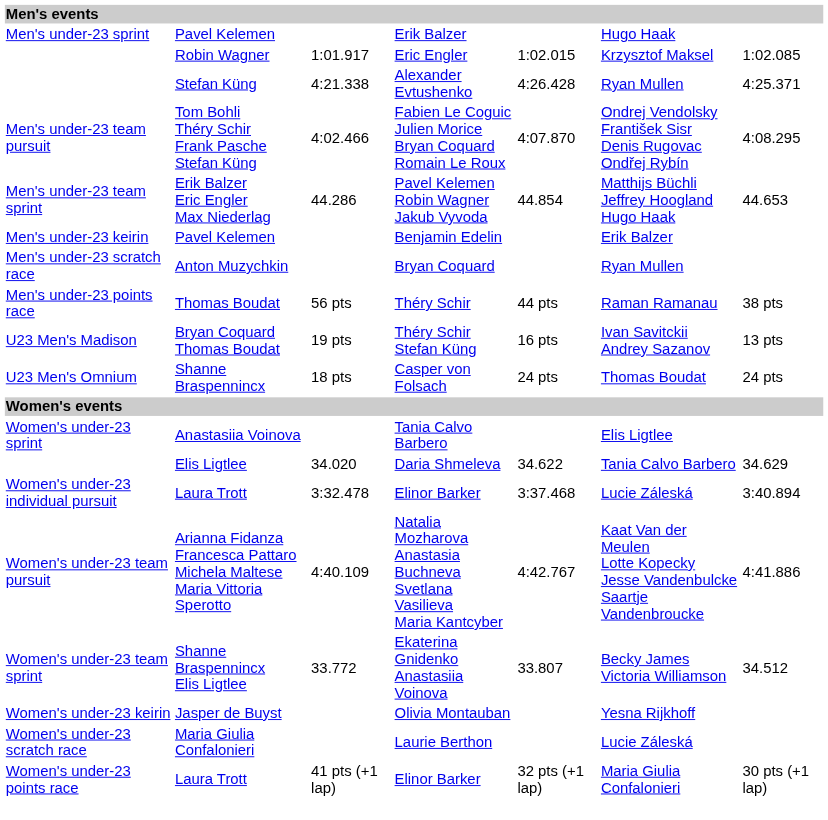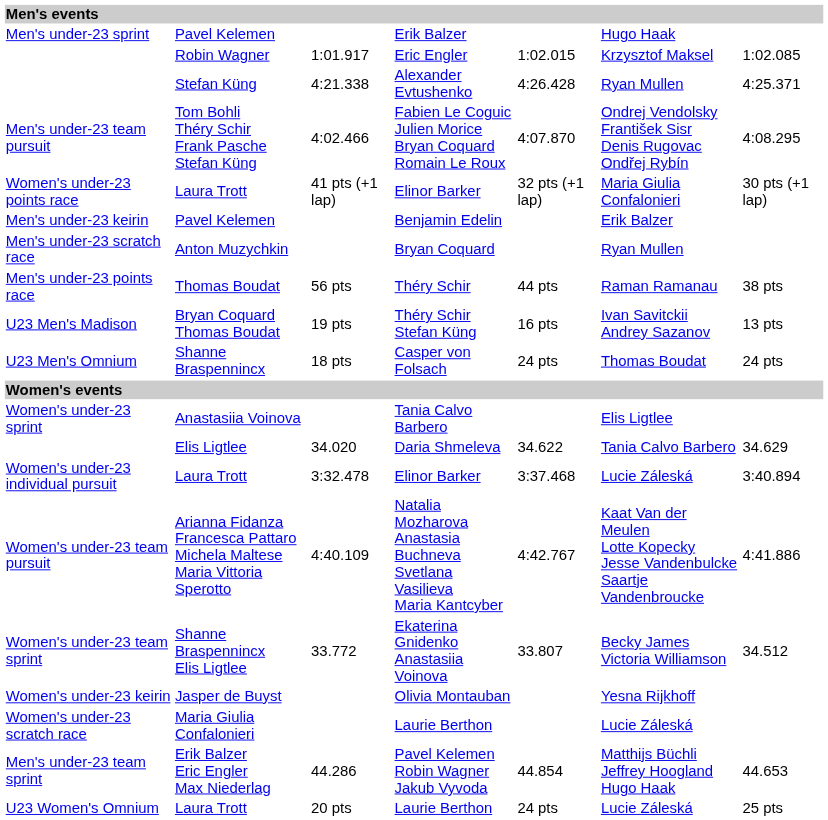rows swapped: (76, 200) <-> (68, 779)
+ row: (82, 808)
